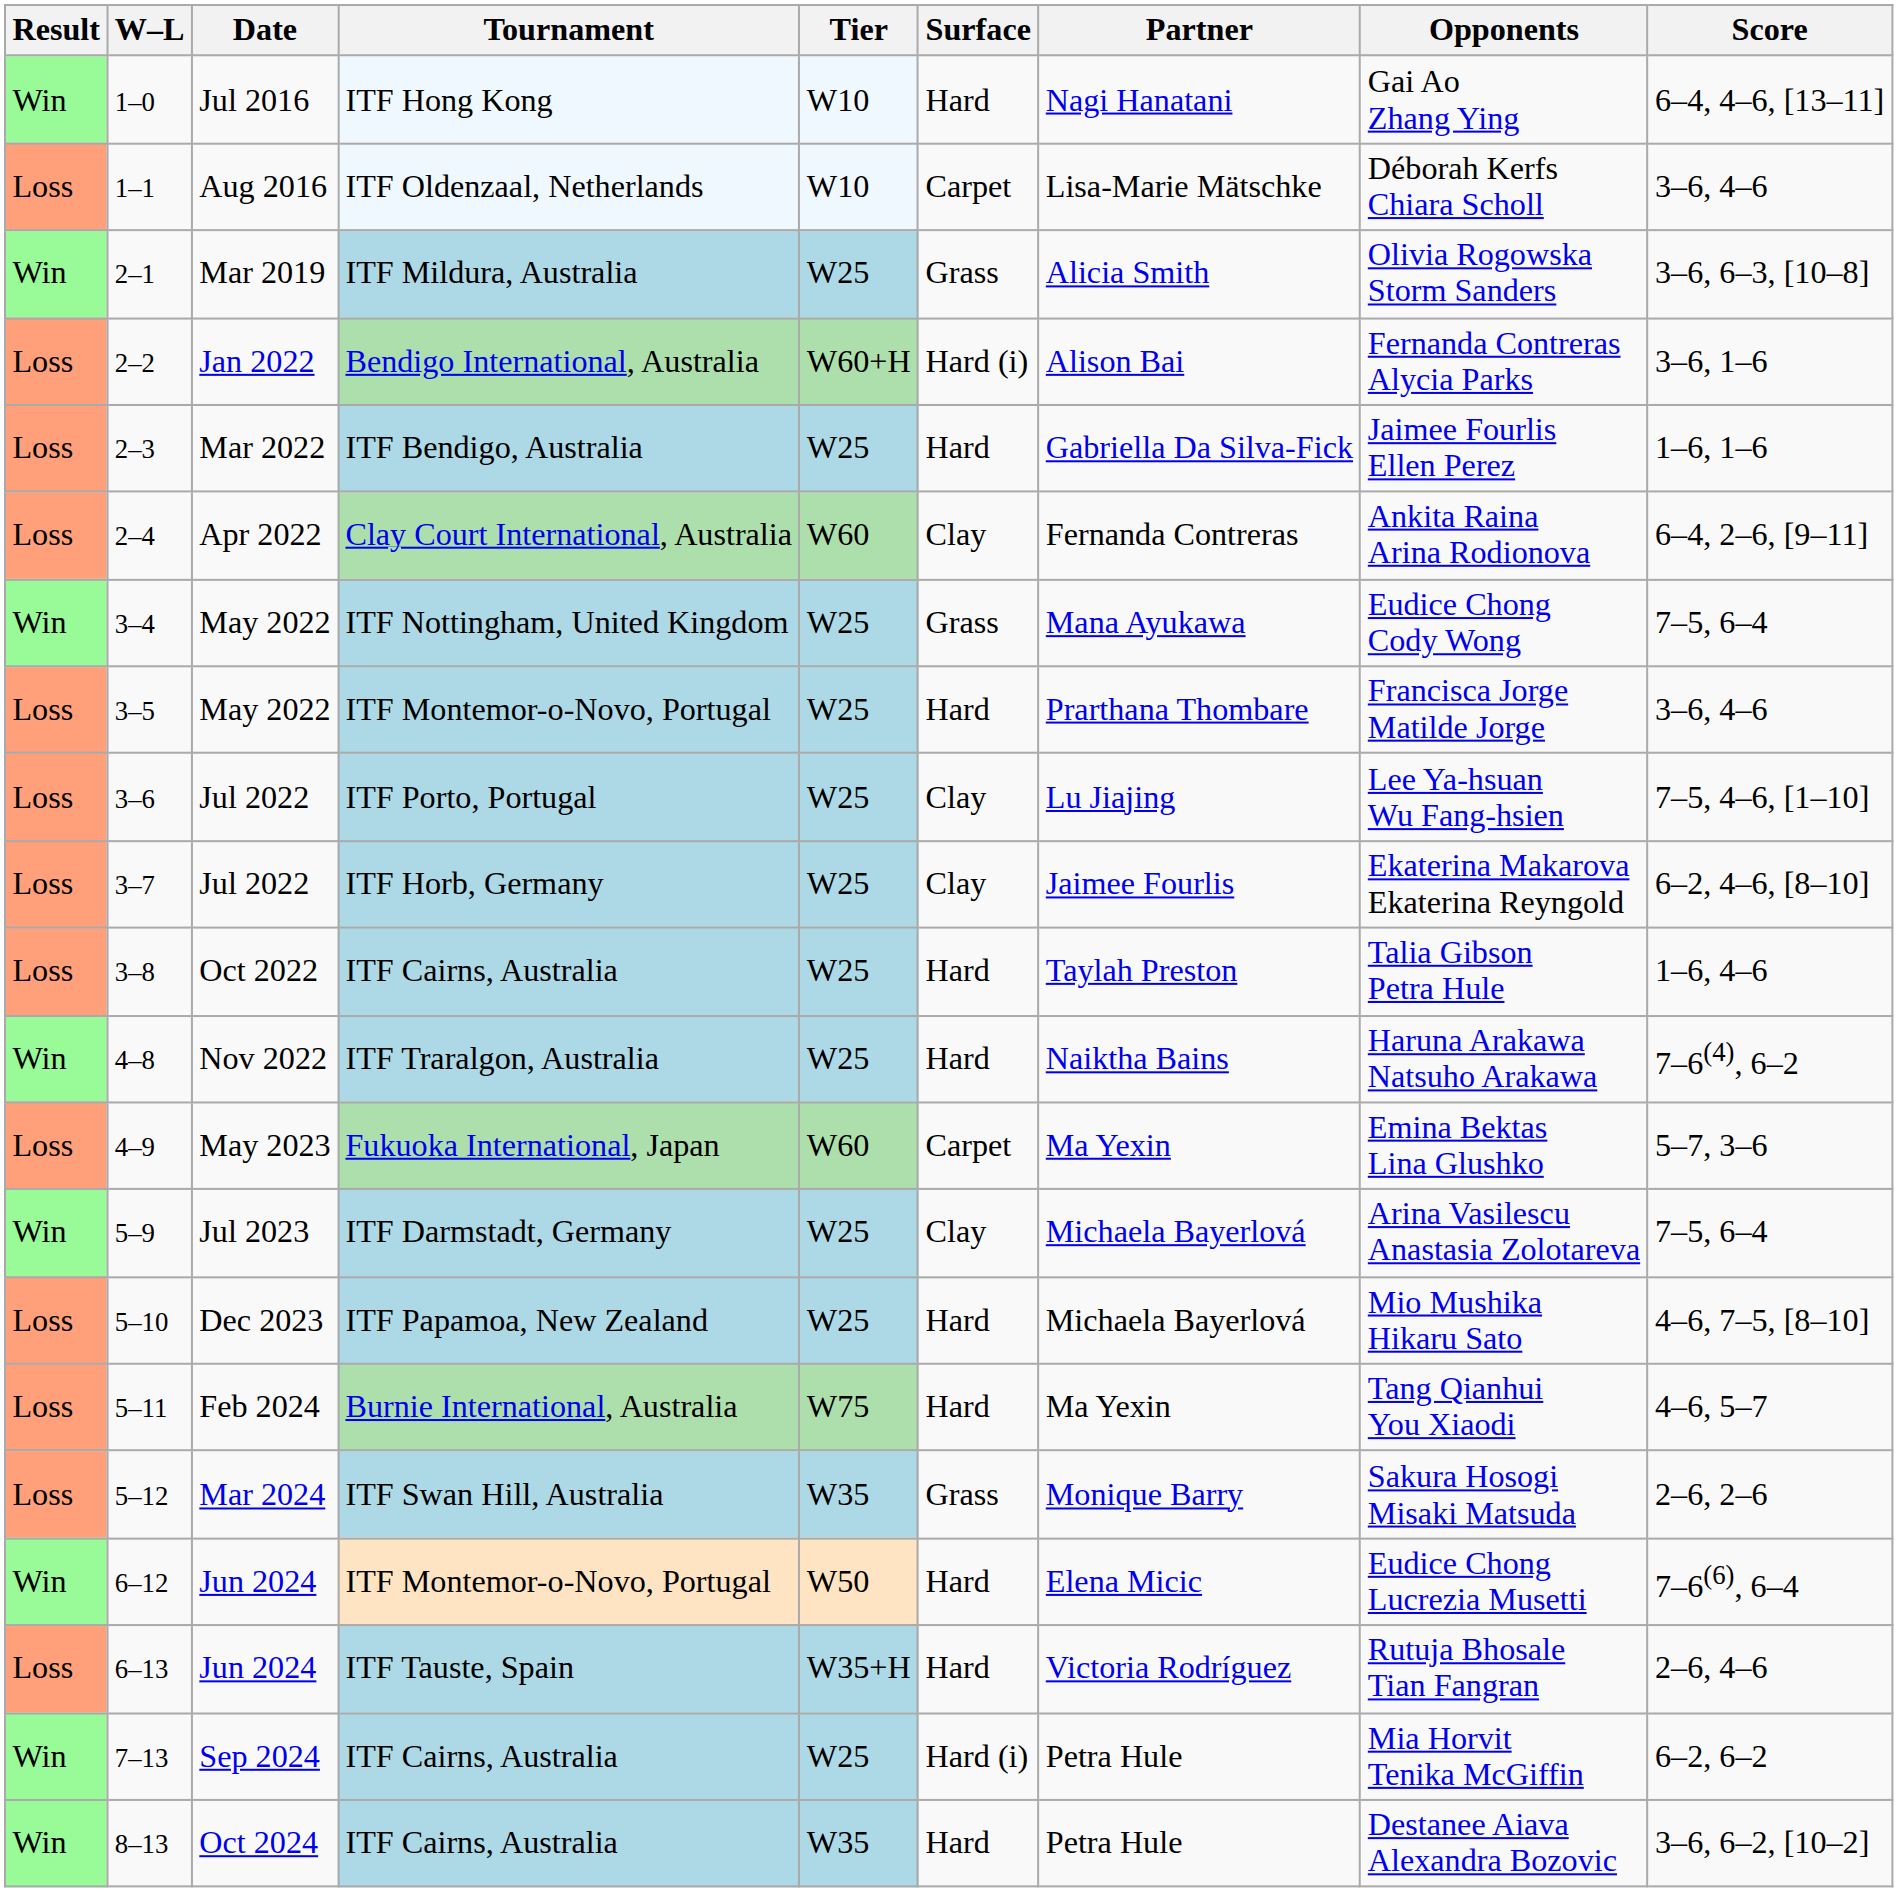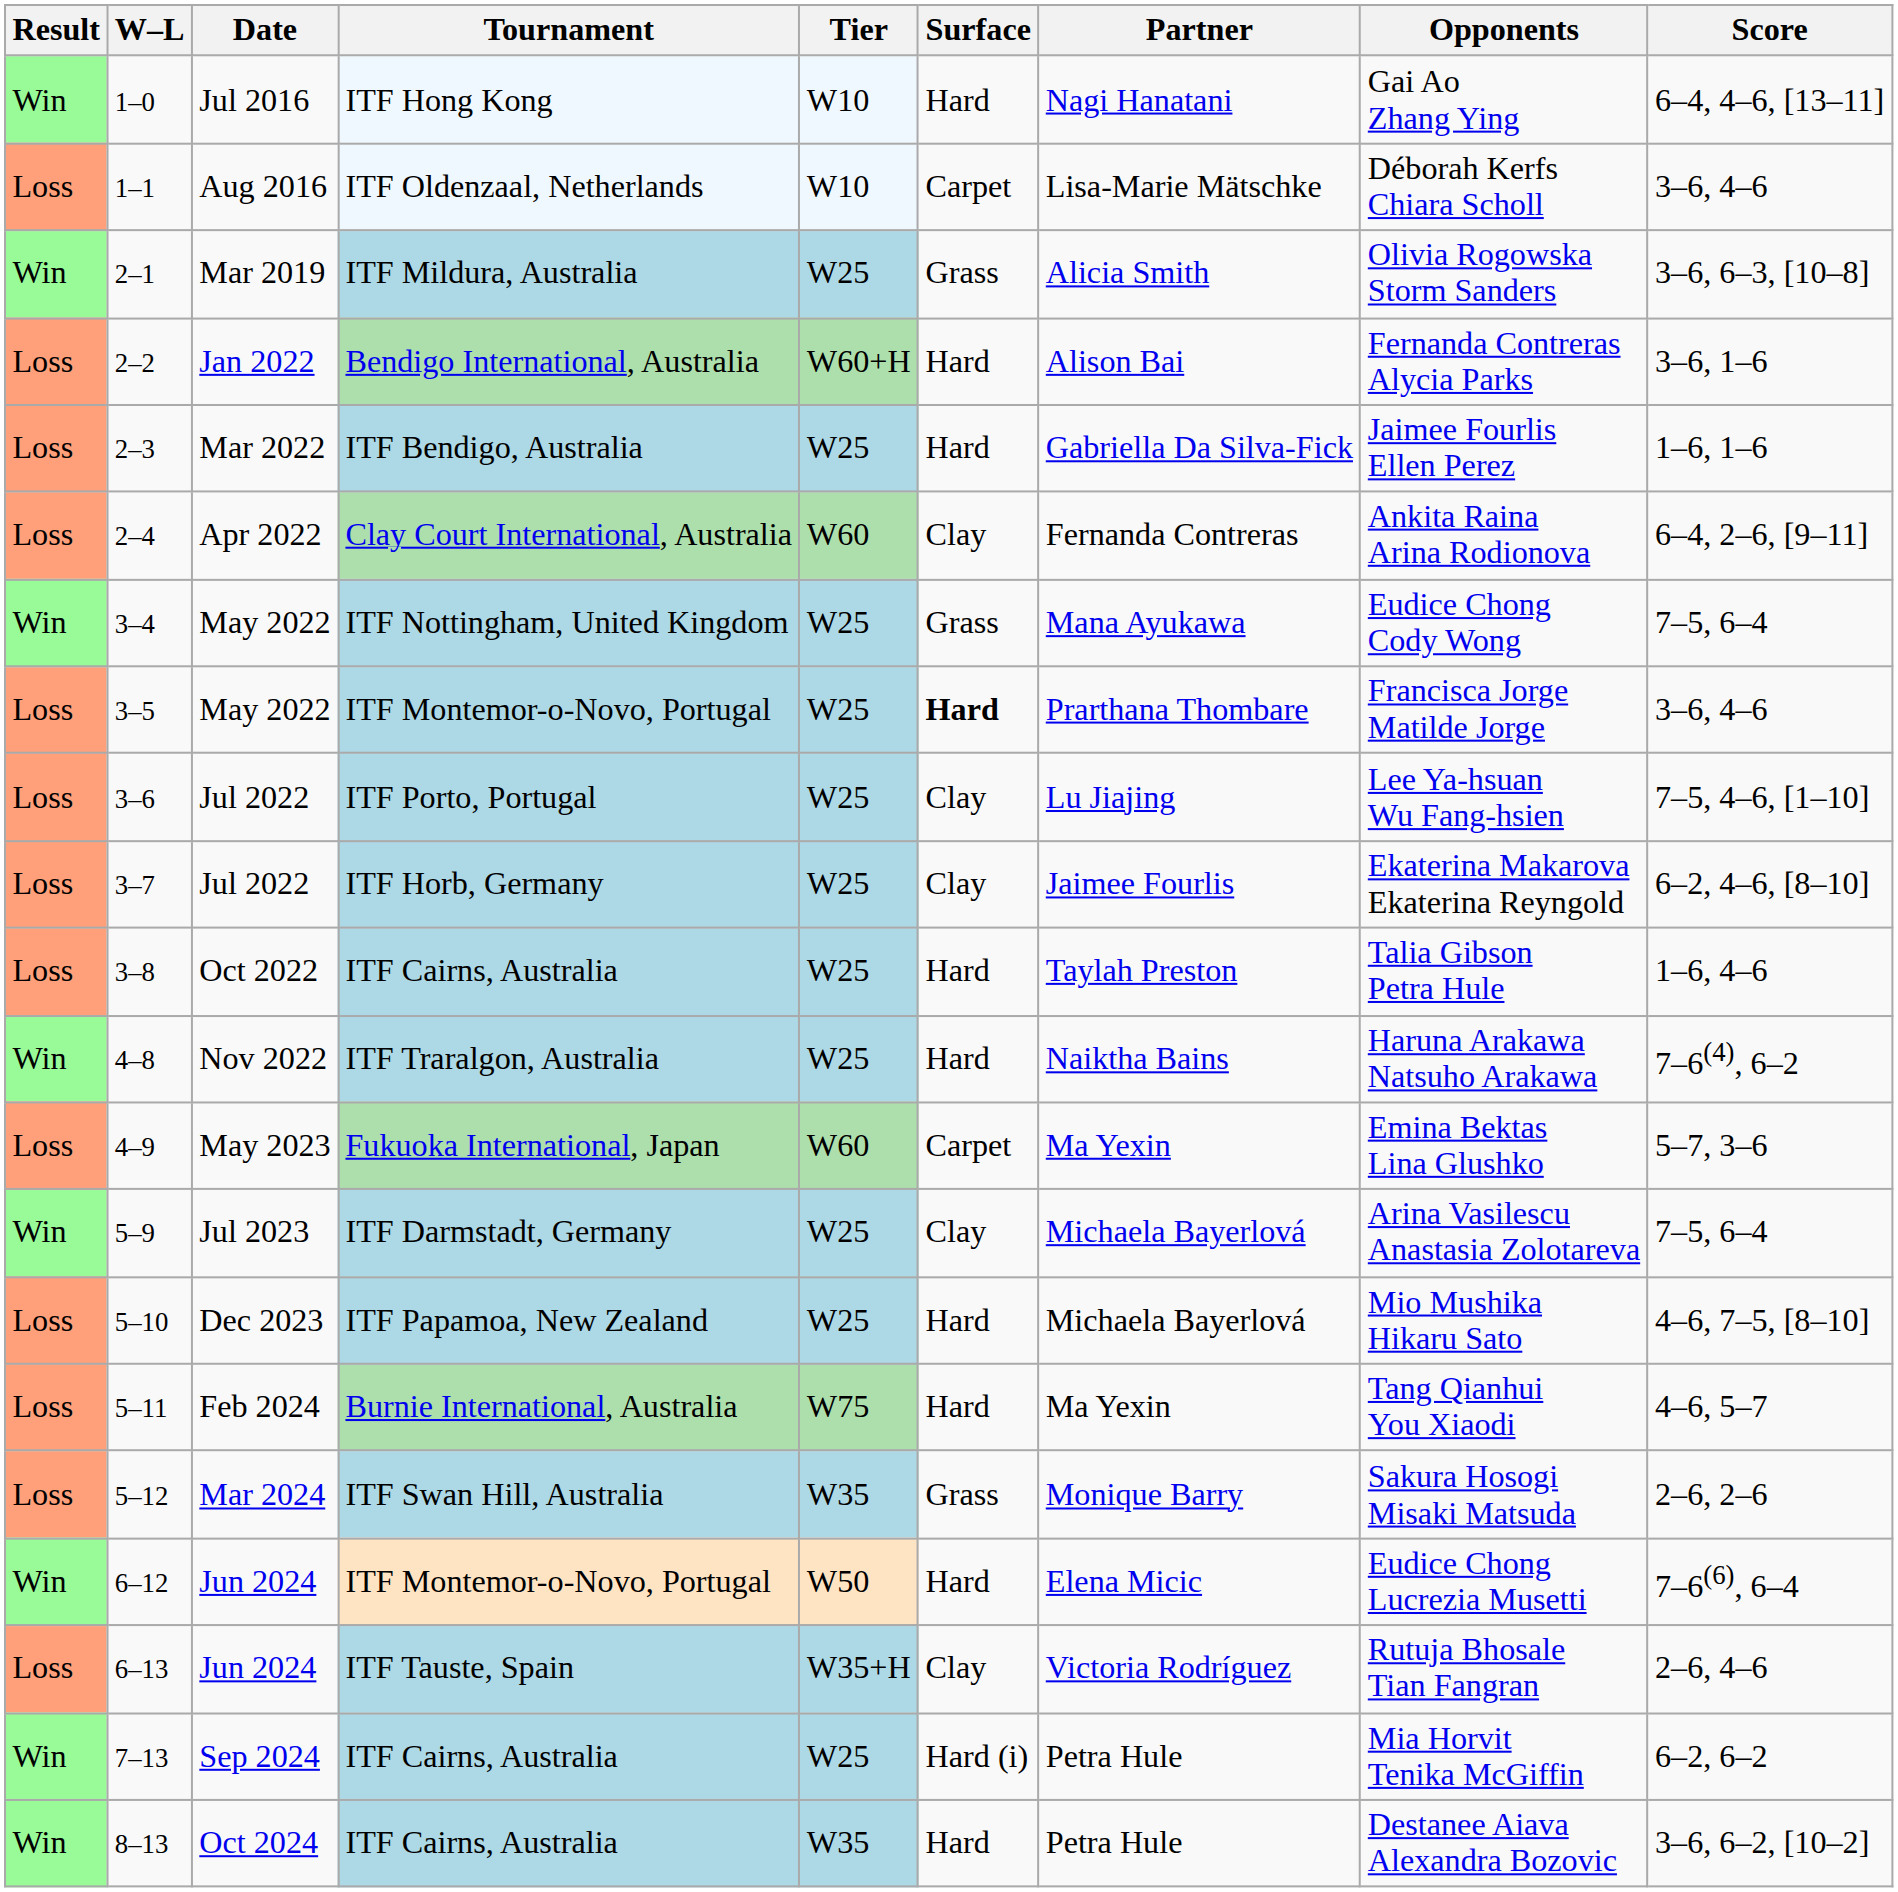(977, 360) Hard (i) -> (958, 360) Hard
(958, 709) normal -> (962, 709) bold
(958, 1668) Hard -> (956, 1668) Clay
